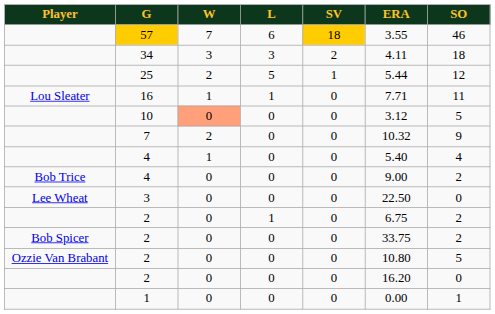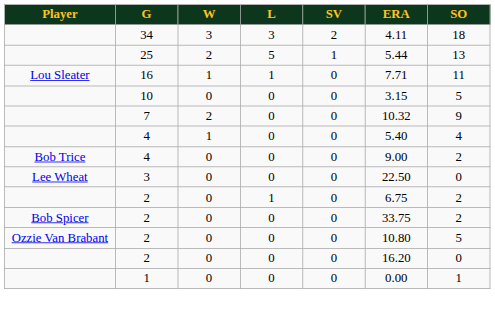- row: (60, 35)
(459, 75) 12 -> (459, 55) 13
(209, 116) lightsalmon background -> (209, 95) no background
(396, 116) 3.12 -> (396, 95) 3.15
